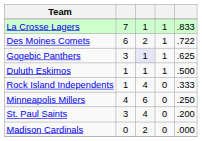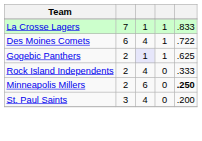(145, 41) 2 -> (145, 41) 4
(126, 56) 3 -> (126, 56) 2
- row: (39, 71)
(126, 85) 1 -> (126, 71) 2
(126, 100) 4 -> (126, 85) 2
(186, 100) normal -> (186, 85) bold
- row: (45, 129)
